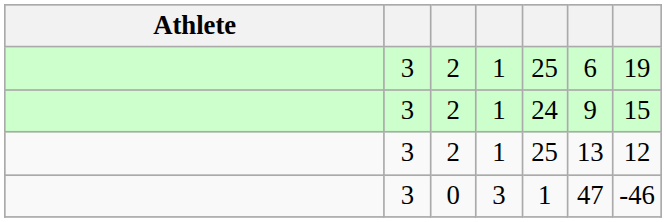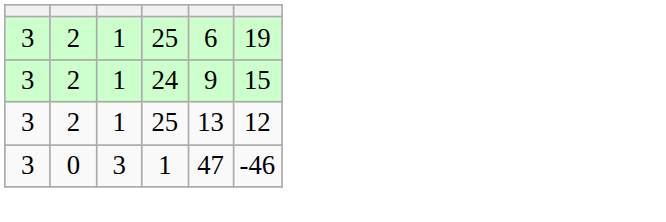- column: (195, 25)
